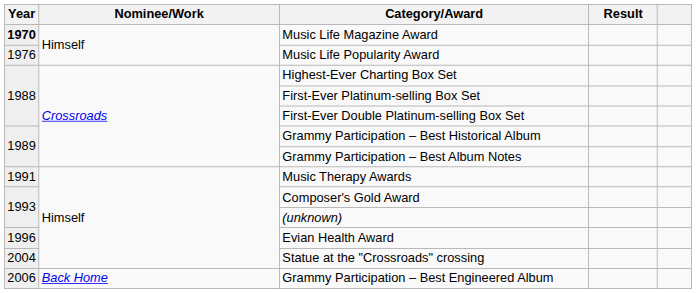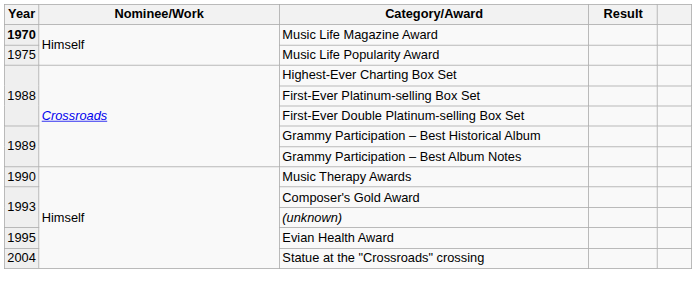(22, 55) 1976 -> (22, 55) 1975
(22, 177) 1991 -> (22, 177) 1990
(22, 237) 1996 -> (22, 237) 1995
- row: (418, 278)
